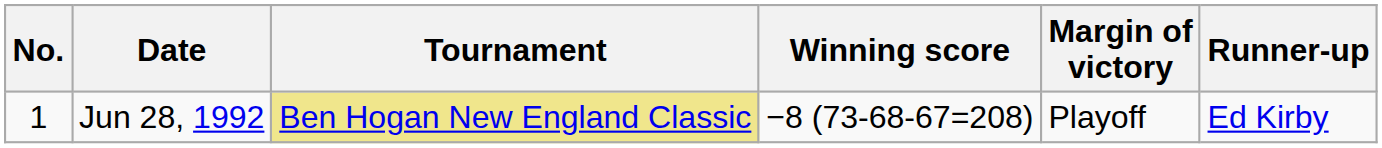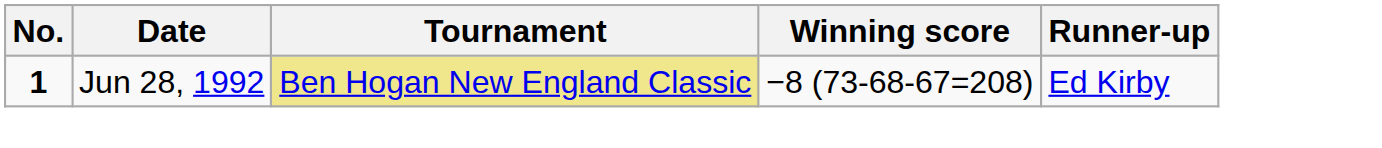- column: (1121, 49)
(38, 117) normal -> (38, 81) bold
